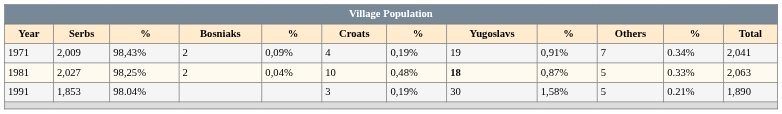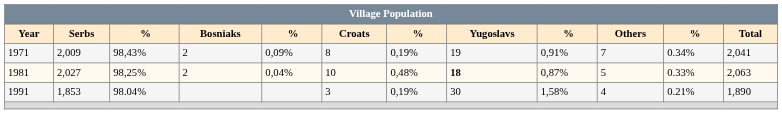(328, 53) 4 -> (328, 53) 8
(603, 92) 5 -> (603, 92) 4
